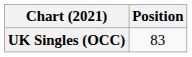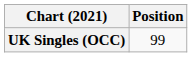(158, 39) 83 -> (158, 39) 99
